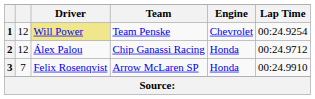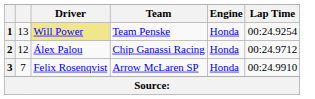(23, 31) 12 -> (23, 31) 13
(231, 31) Chevrolet -> (224, 31) Honda
